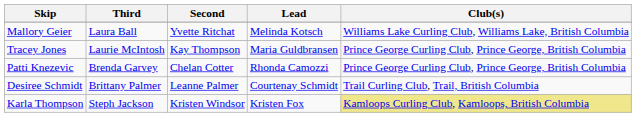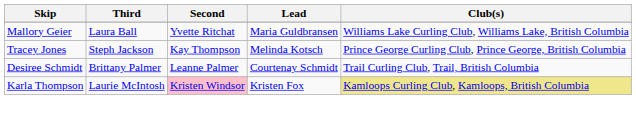(286, 31) Melinda Kotsch -> (294, 31) Maria Guldbransen
(127, 49) Laurie McIntosh -> (121, 49) Steph Jackson
(294, 49) Maria Guldbransen -> (286, 49) Melinda Kotsch
- row: (40, 67)
(121, 103) Steph Jackson -> (127, 85) Laurie McIntosh
(207, 103) no background -> (207, 85) pink background
